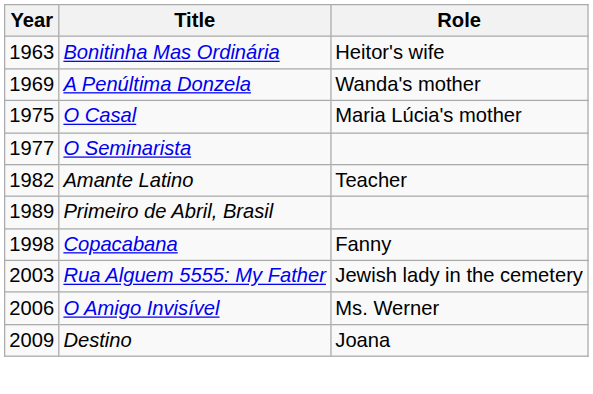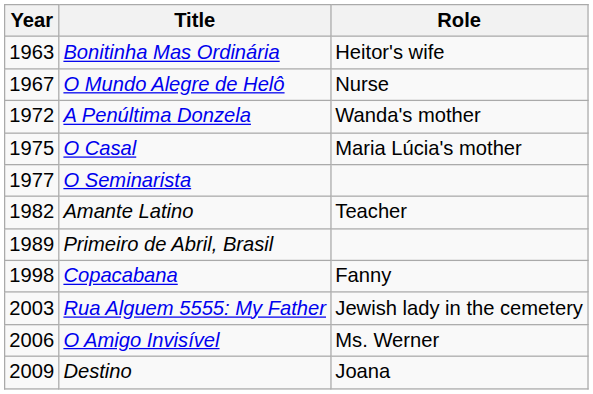+ row: (174, 84)
(32, 84) 1969 -> (32, 116) 1972
